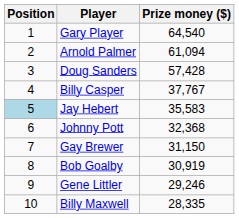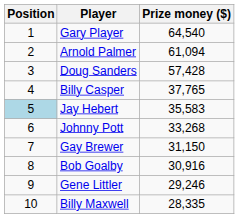(187, 90) 37,767 -> (187, 90) 37,765
(187, 128) 32,368 -> (187, 128) 33,268
(187, 166) 30,919 -> (187, 166) 30,916
